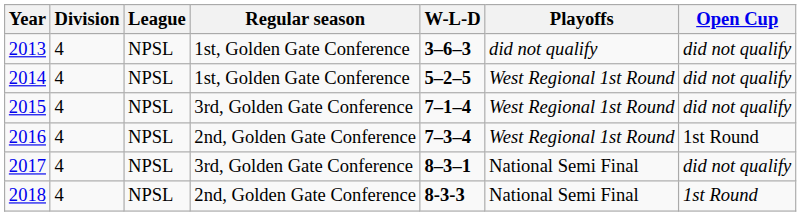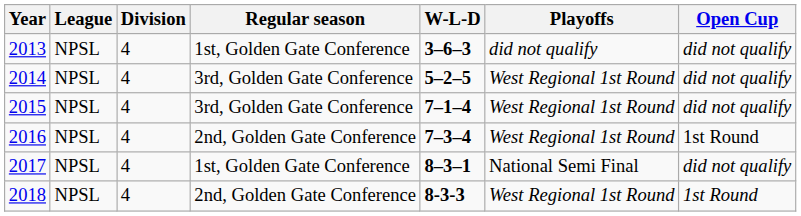columns swapped: (87, 19) <-> (157, 19)
(302, 78) 1st, Golden Gate Conference -> (304, 78) 3rd, Golden Gate Conference
(304, 166) 3rd, Golden Gate Conference -> (302, 166) 1st, Golden Gate Conference
(564, 195) National Semi Final -> (582, 195) West Regional 1st Round
